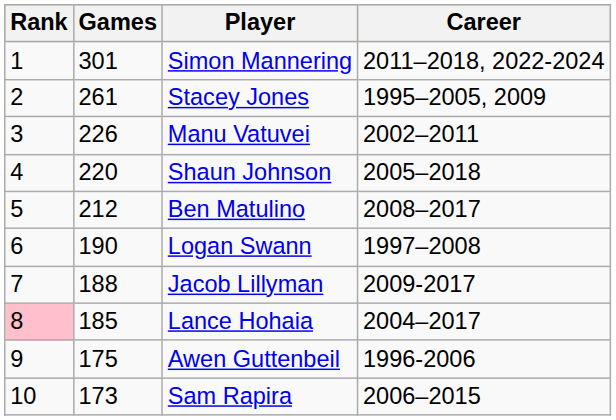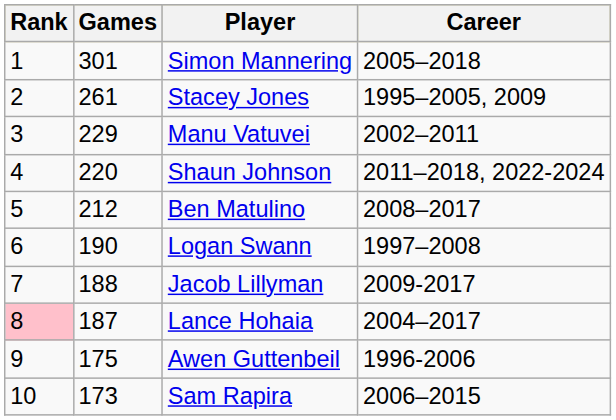(484, 60) 2011–2018, 2022-2024 -> (422, 60) 2005–2018
(98, 135) 226 -> (98, 135) 229
(422, 172) 2005–2018 -> (484, 172) 2011–2018, 2022-2024
(98, 321) 185 -> (98, 321) 187
